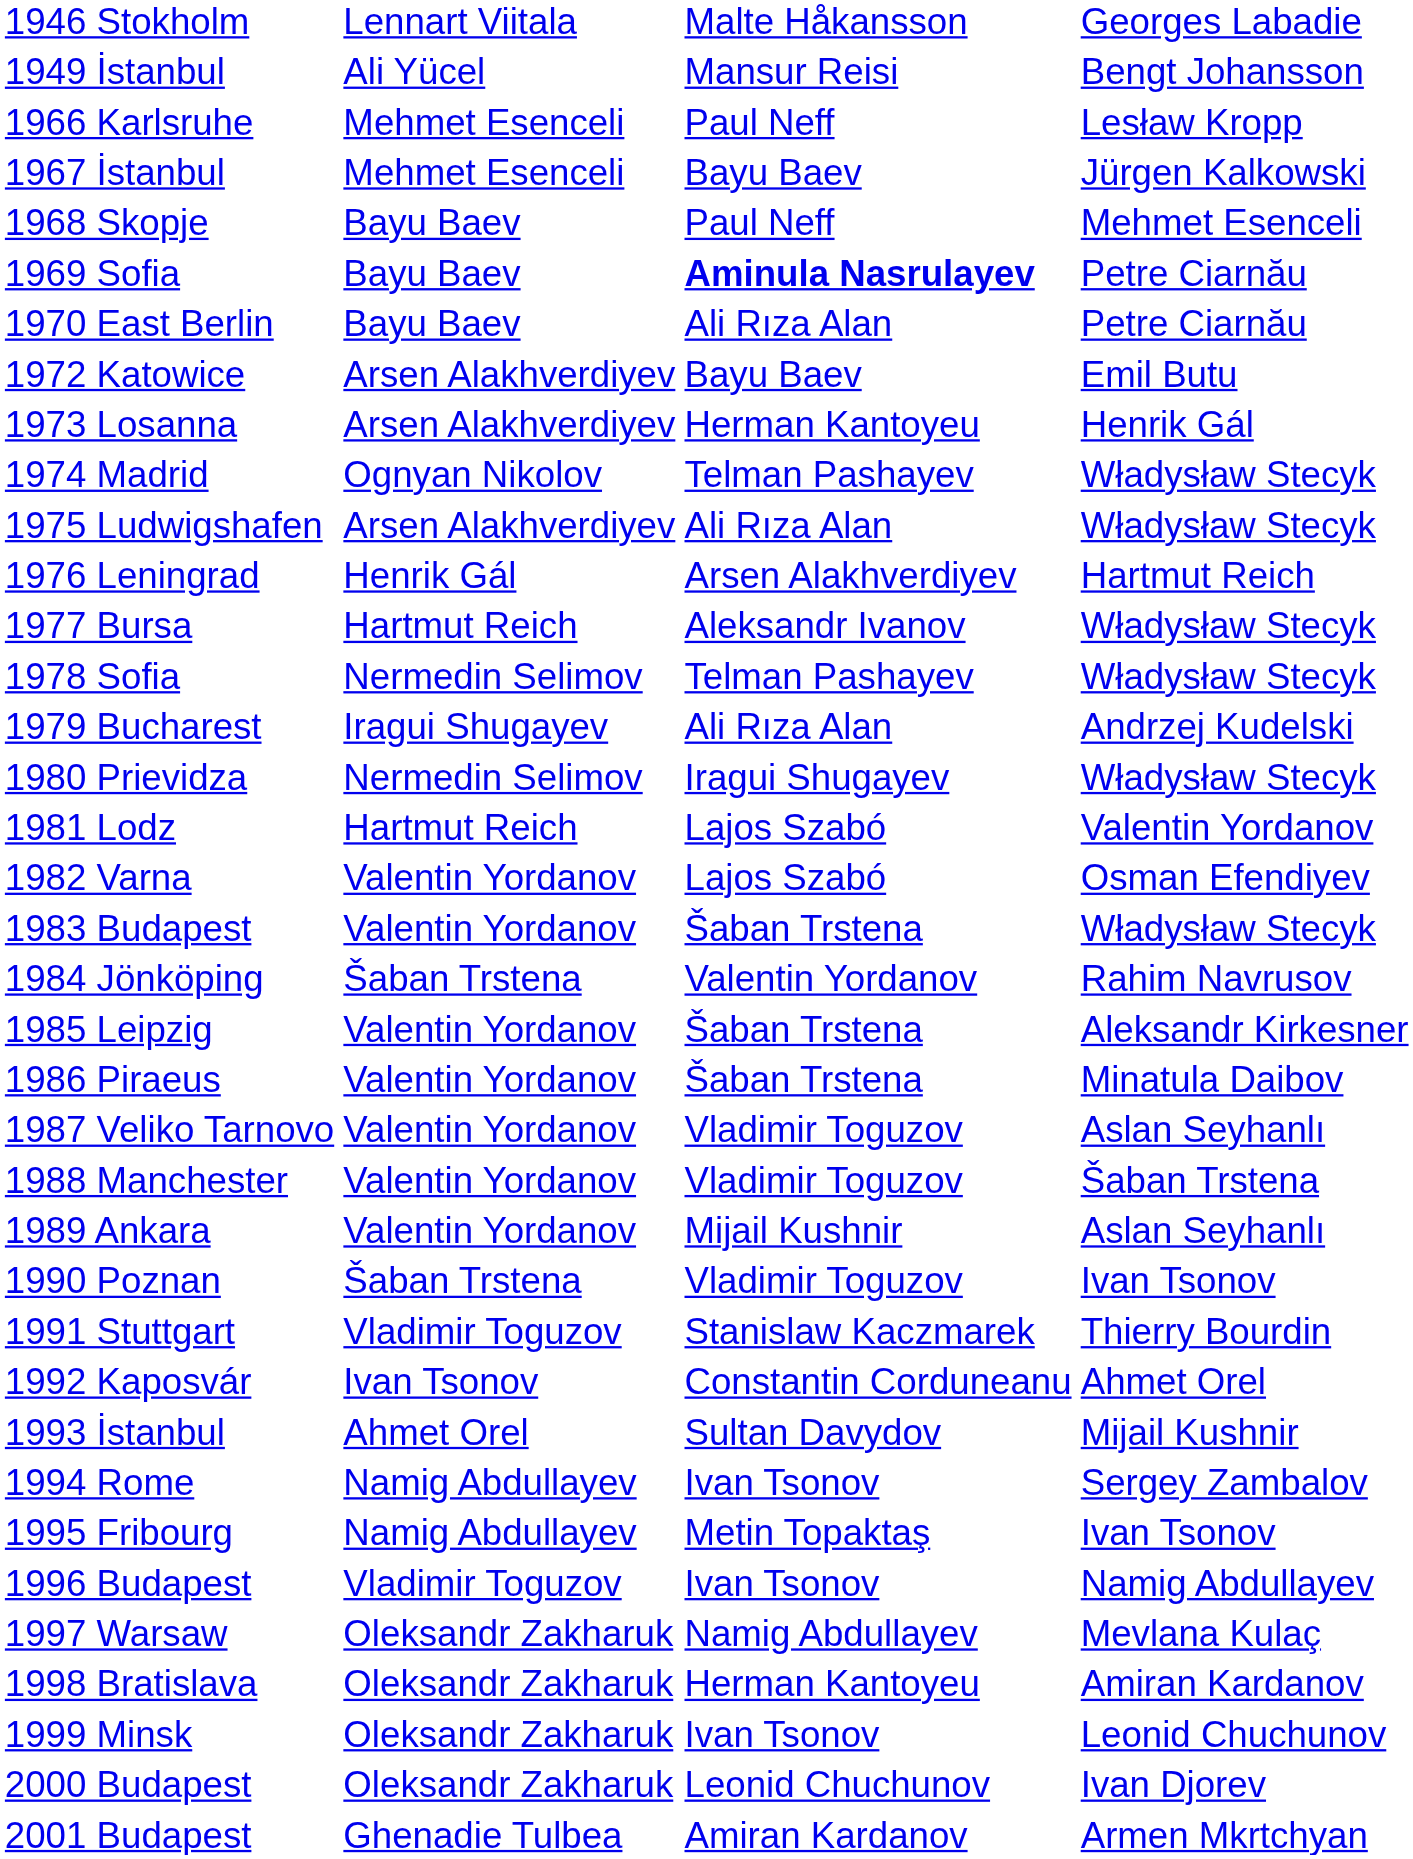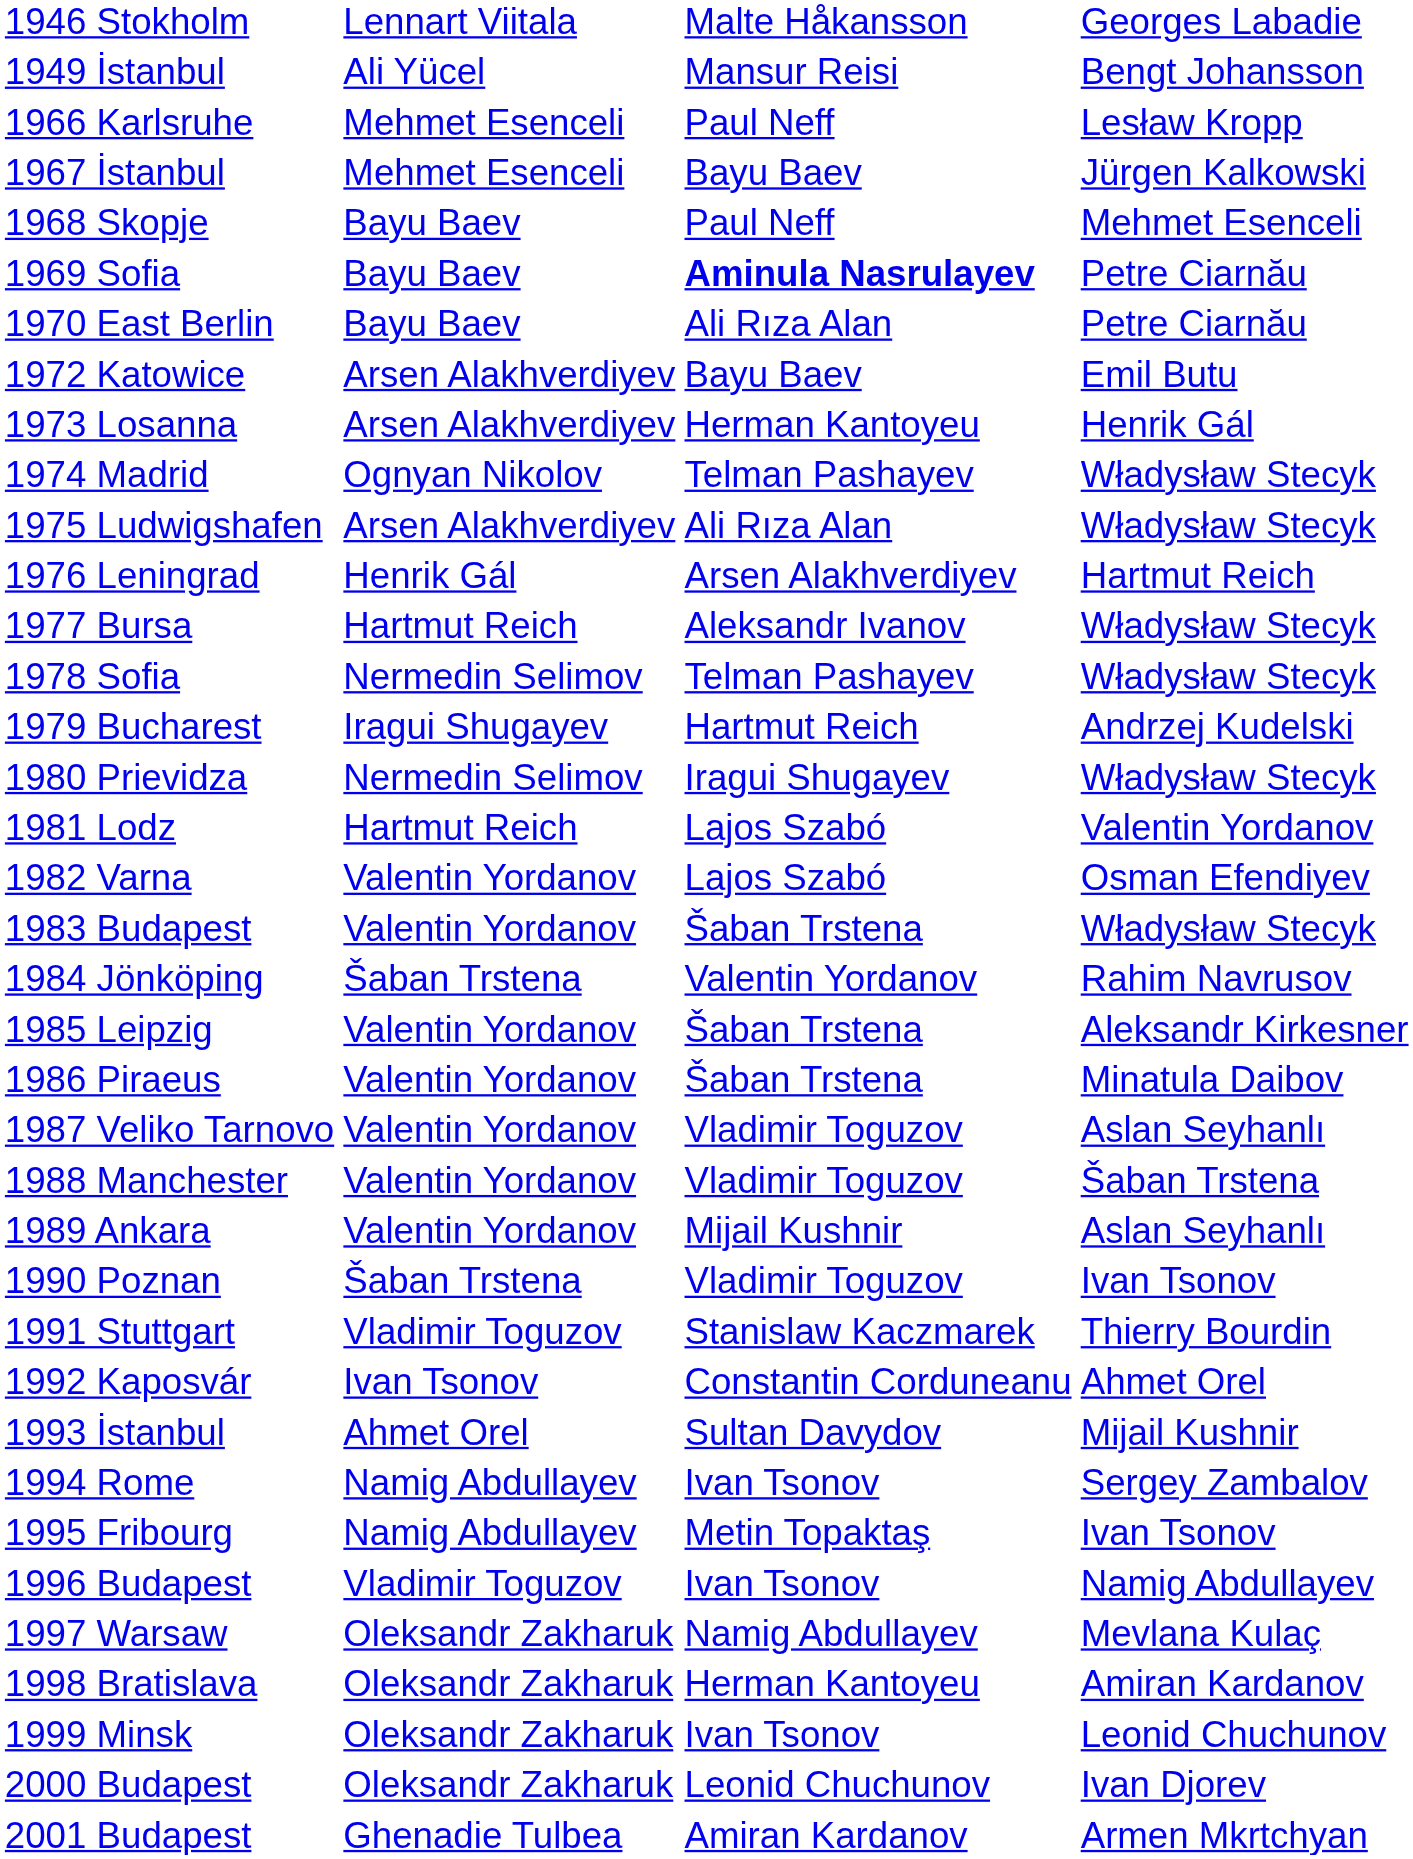(788, 727) Ali Rıza Alan -> (802, 727) Hartmut Reich
